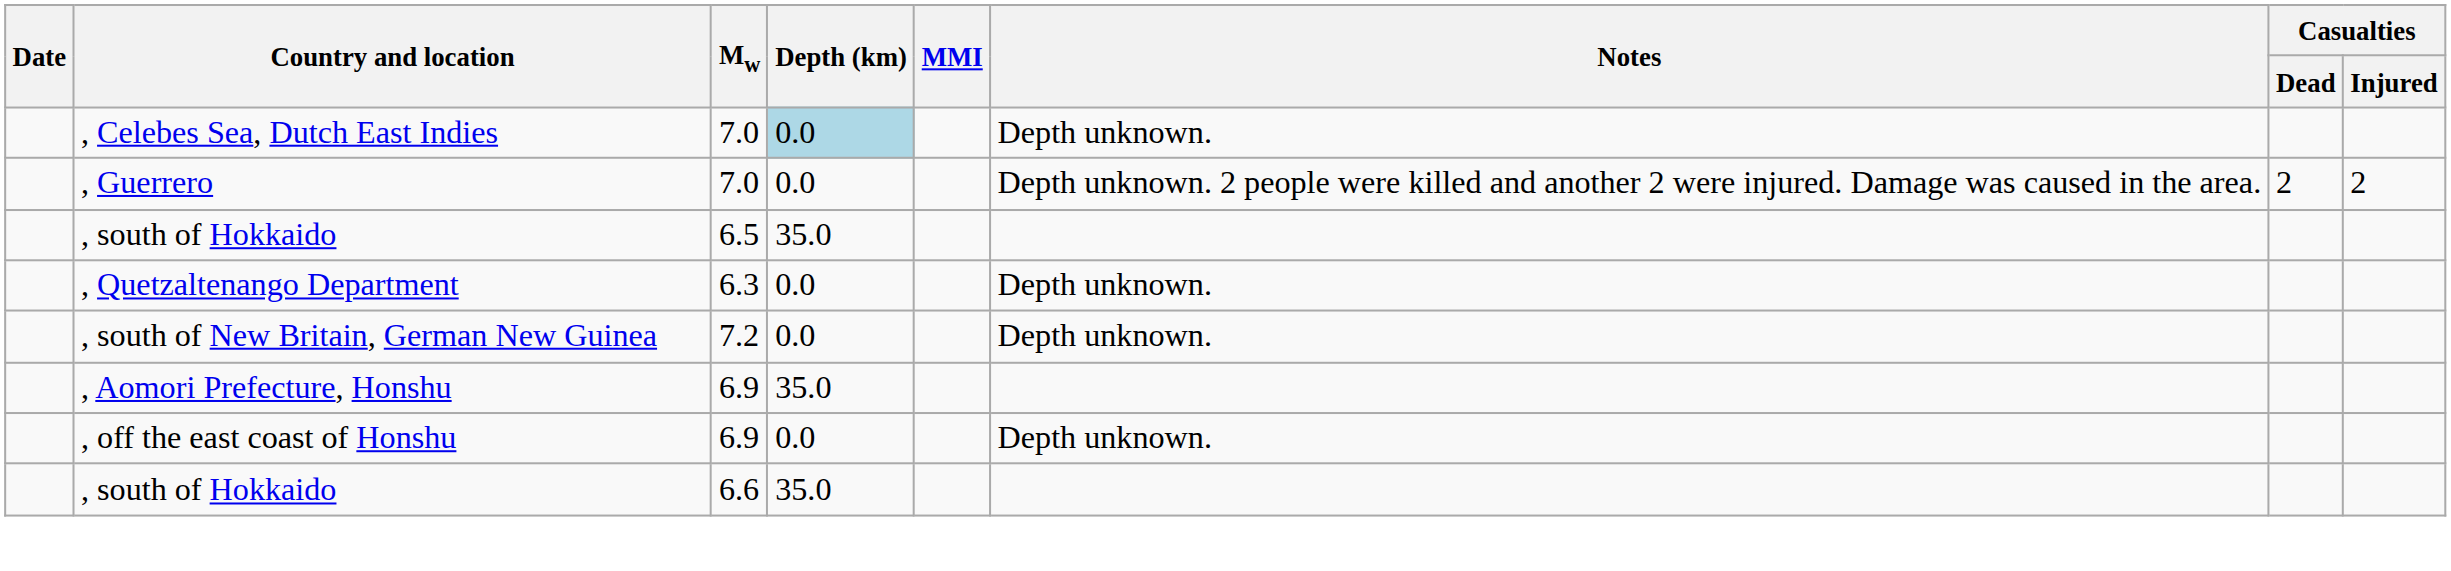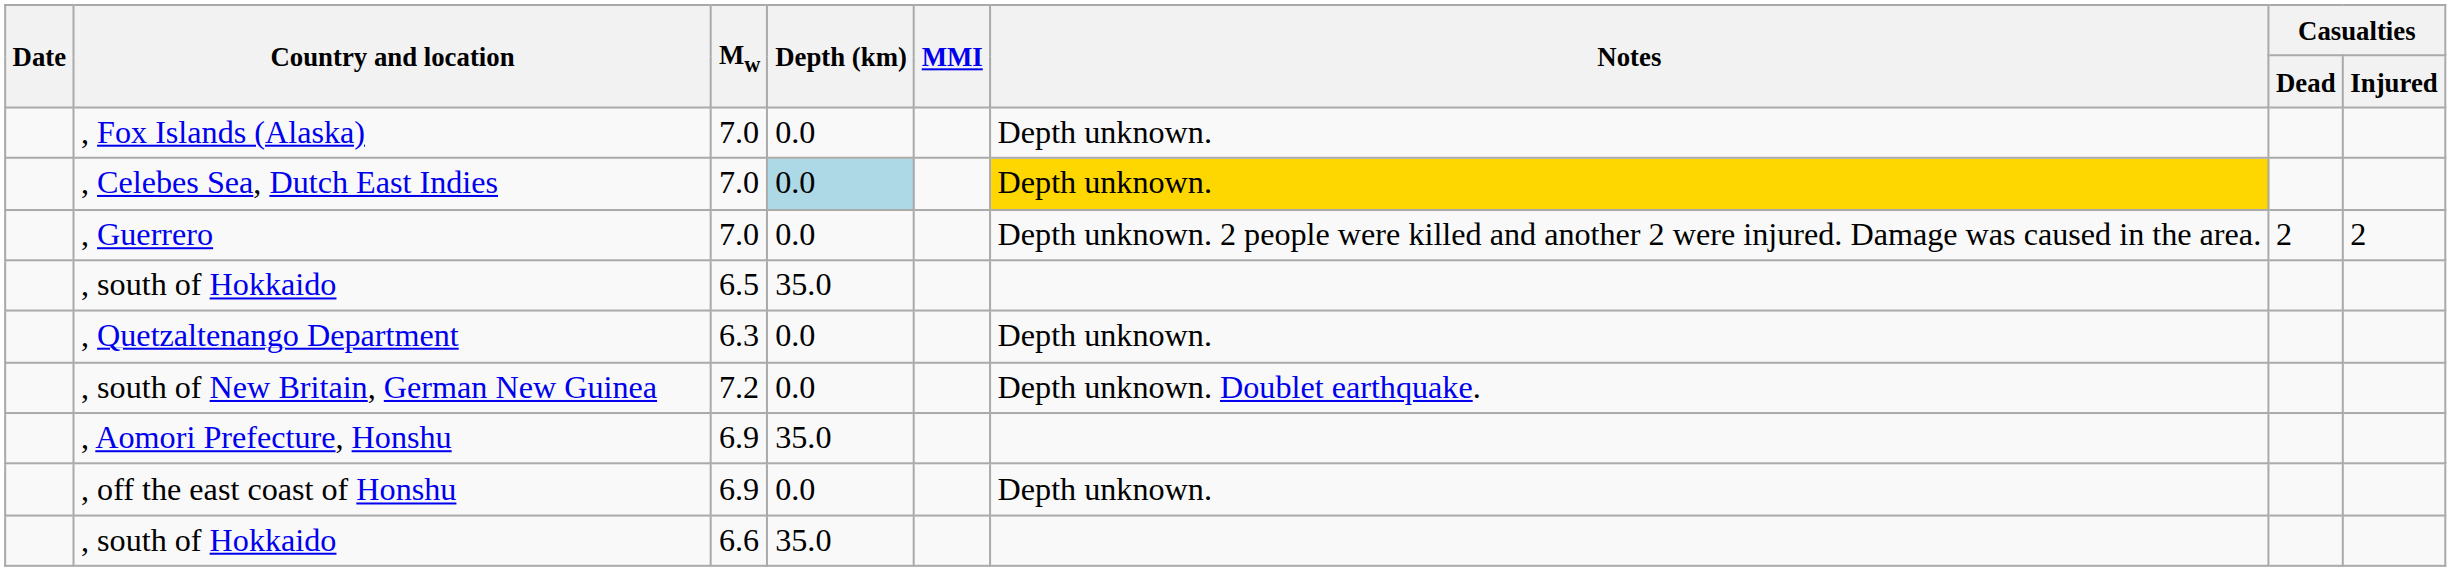+ row: (223, 132)
(1105, 132) no background -> (1105, 183) gold background
(1105, 336) Depth unknown. -> (1239, 387) Depth unknown. Doublet earthquake.
